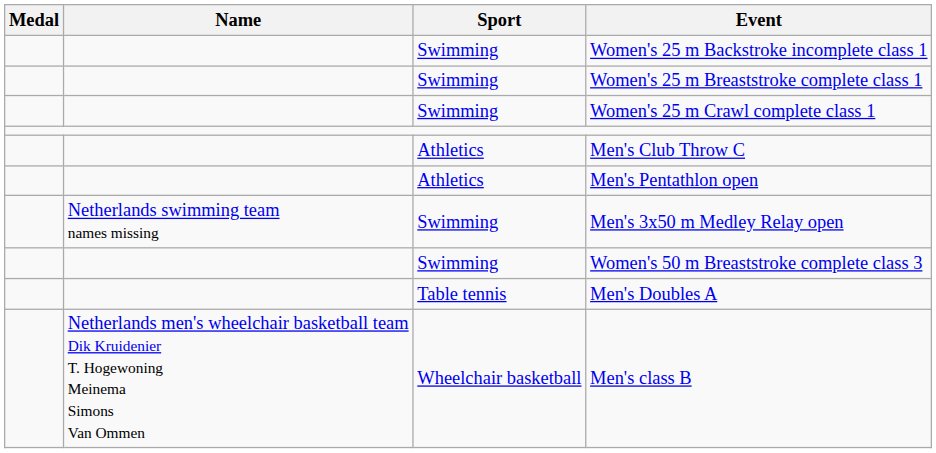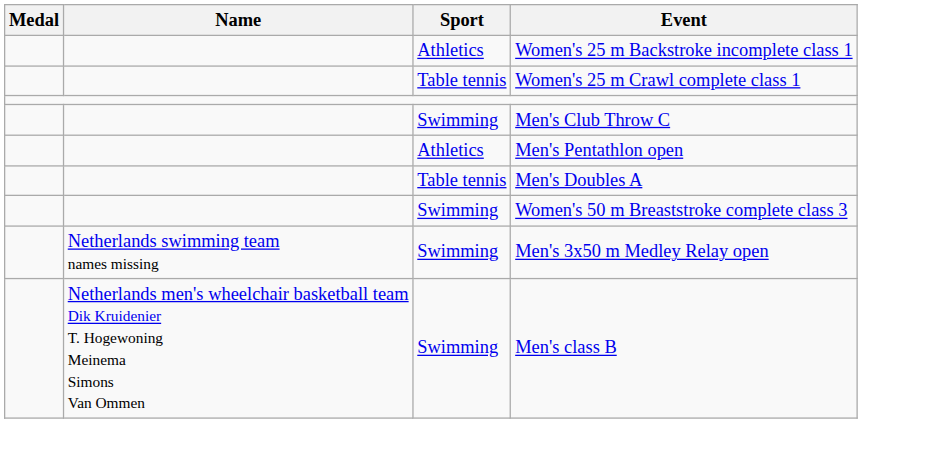(458, 50) Swimming -> (451, 50) Athletics
- row: (756, 80)
(458, 111) Swimming -> (462, 80) Table tennis
(451, 150) Athletics -> (458, 119) Swimming
rows swapped: (717, 222) <-> (654, 293)
(499, 378) Wheelchair basketball -> (458, 348) Swimming
